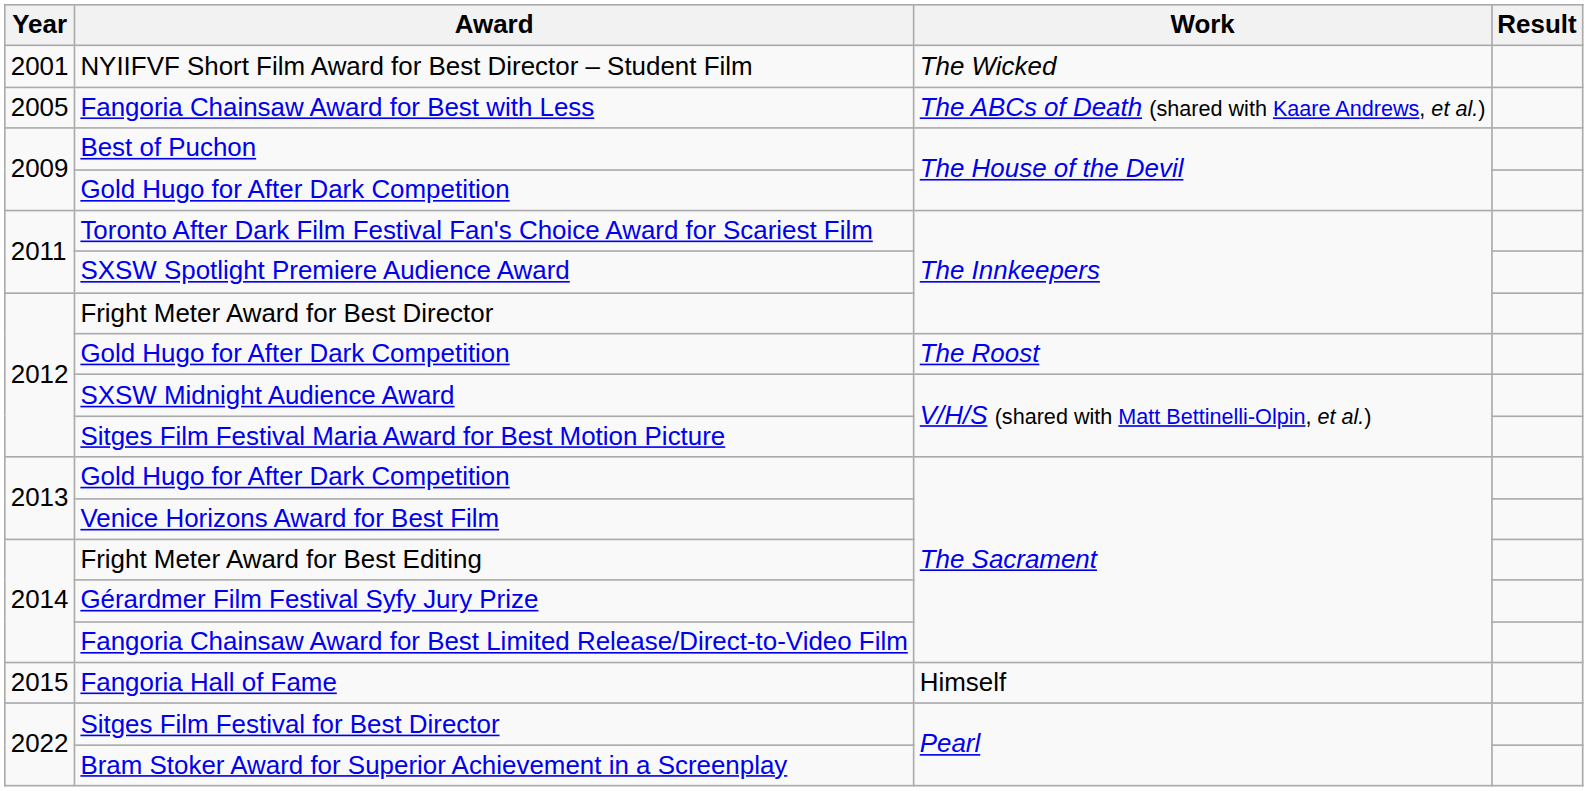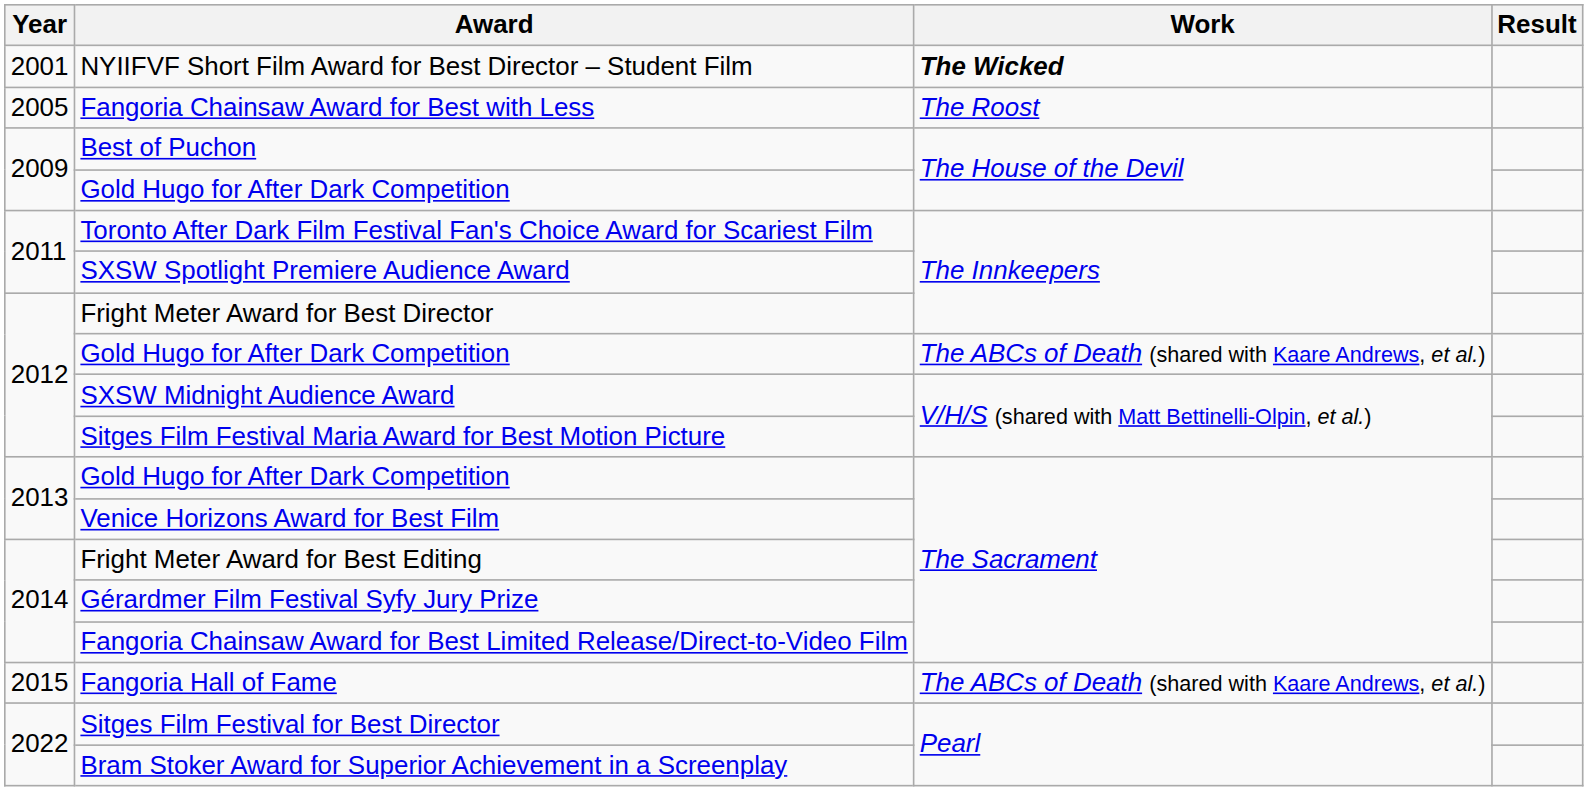(988, 66) normal -> (992, 66) bold
(1203, 107) The ABCs of Death (shared with Kaare Andrews, et al.) -> (980, 107) The Roost
(980, 353) The Roost -> (1203, 353) The ABCs of Death (shared with Kaare Andrews, et al.)
(963, 682) Himself -> (1203, 682) The ABCs of Death (shared with Kaare Andrews, et al.)
